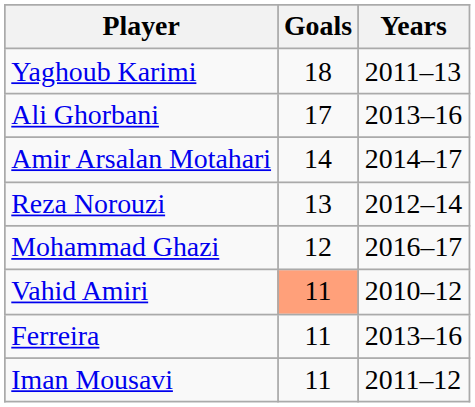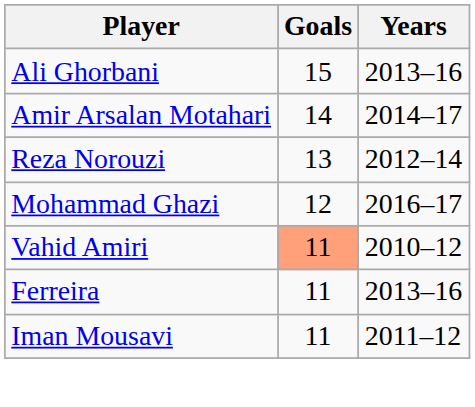- row: (104, 70)
(318, 114) 17 -> (318, 70) 15
